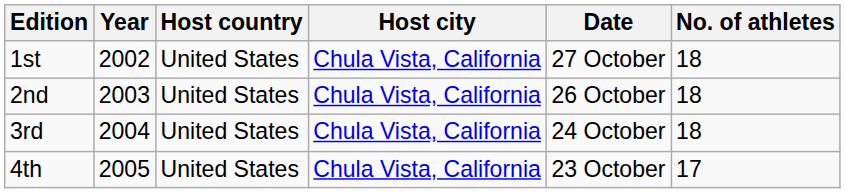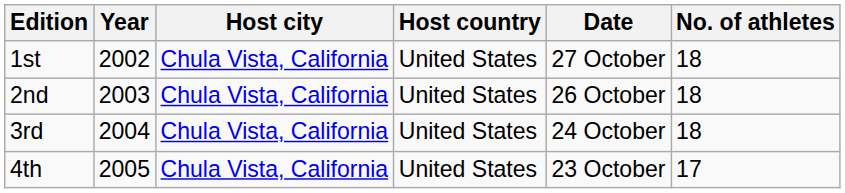columns swapped: (427, 22) <-> (232, 22)
